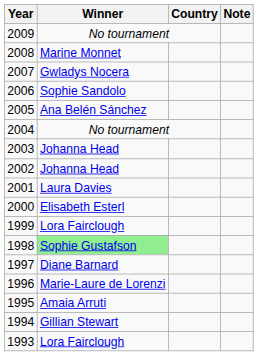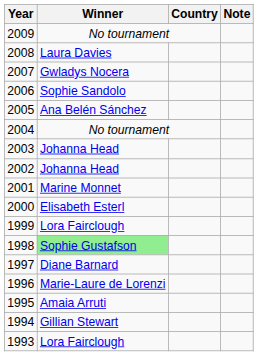(80, 53) Marine Monnet -> (76, 53) Laura Davies
(76, 187) Laura Davies -> (80, 187) Marine Monnet
